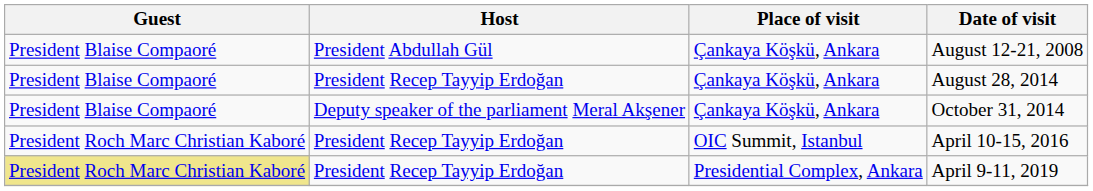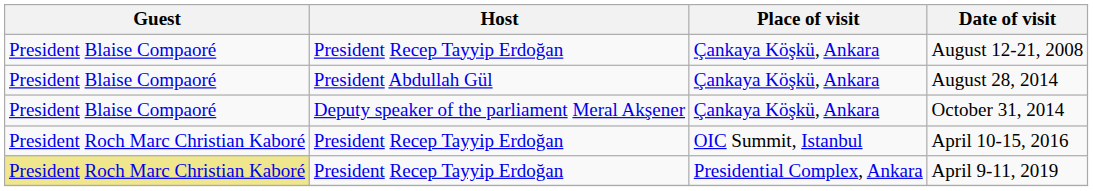(403, 49) President Abdullah Gül -> (439, 49) President Recep Tayyip Erdoğan
(439, 79) President Recep Tayyip Erdoğan -> (403, 79) President Abdullah Gül
